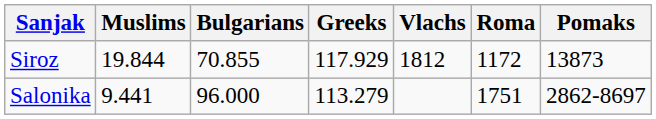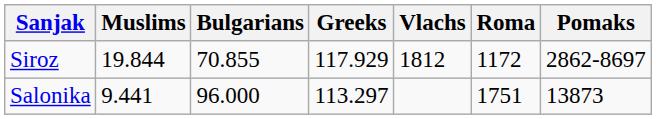(575, 59) 13873 -> (596, 59) 2862-8697
(352, 95) 113.279 -> (352, 95) 113.297
(596, 95) 2862-8697 -> (575, 95) 13873
